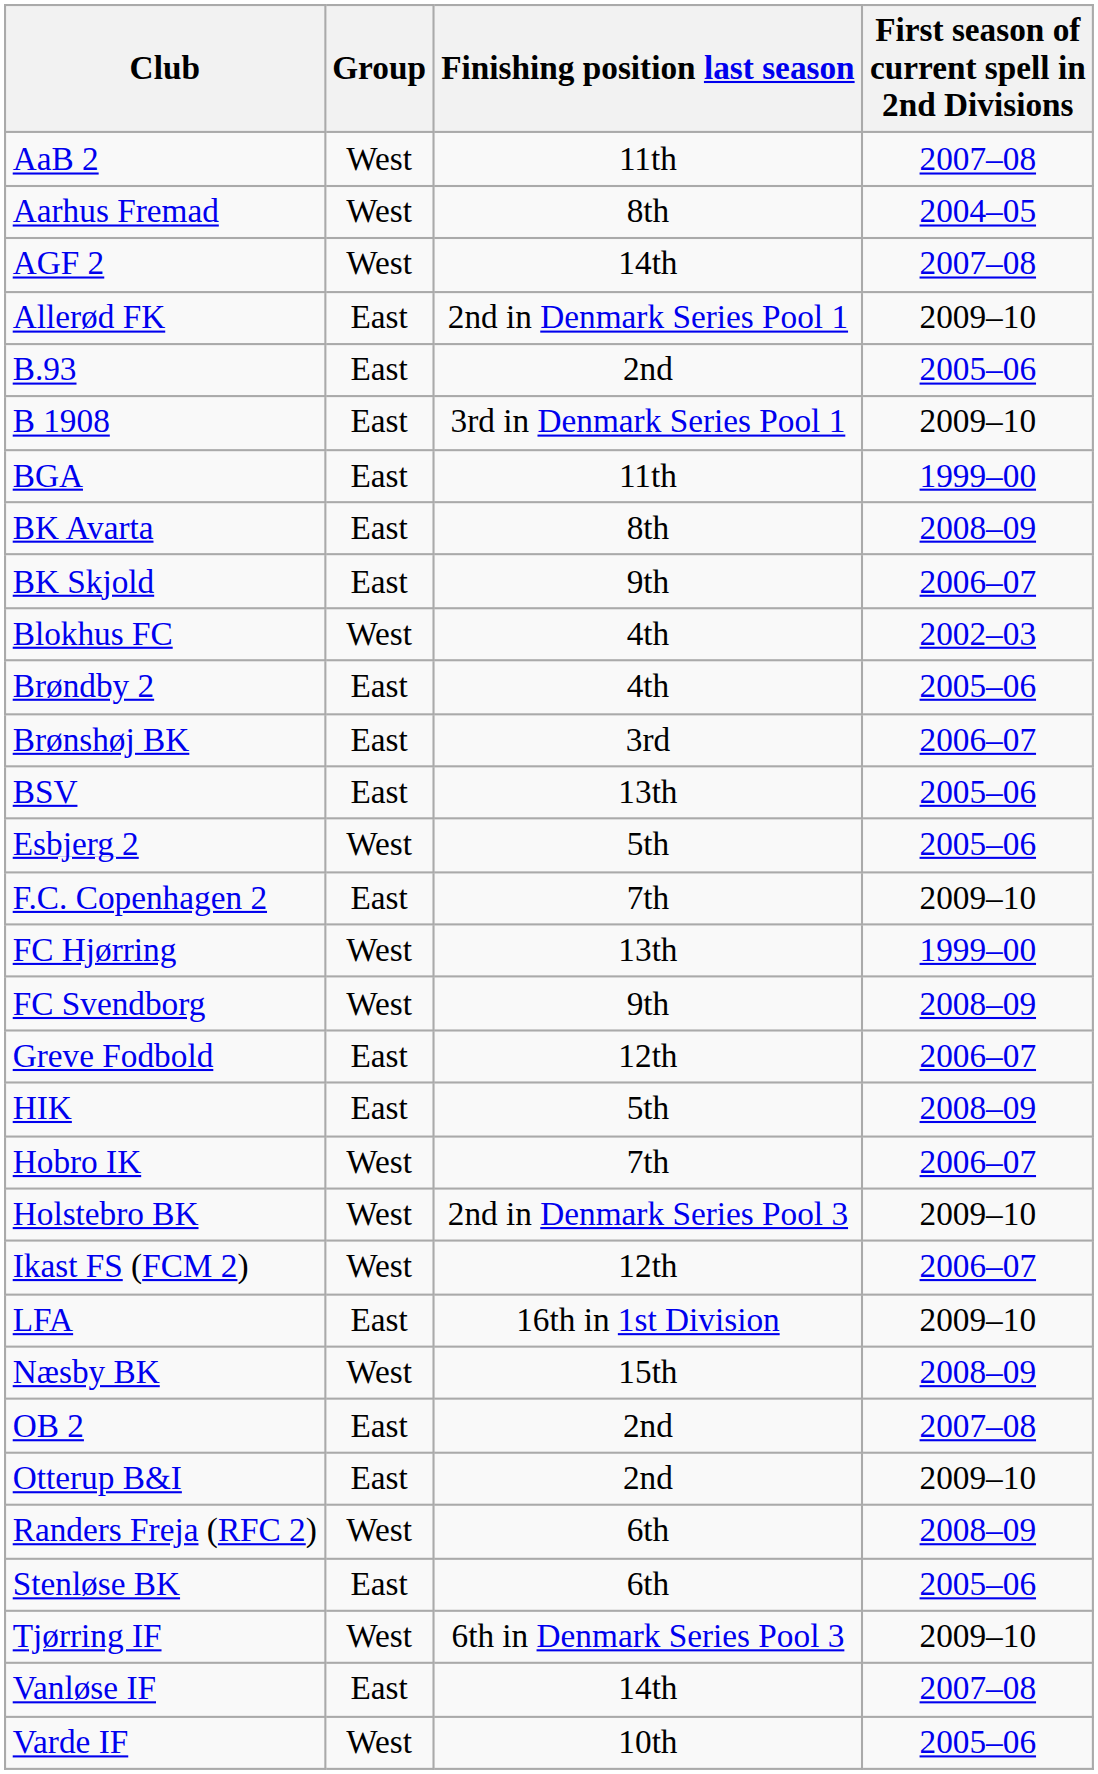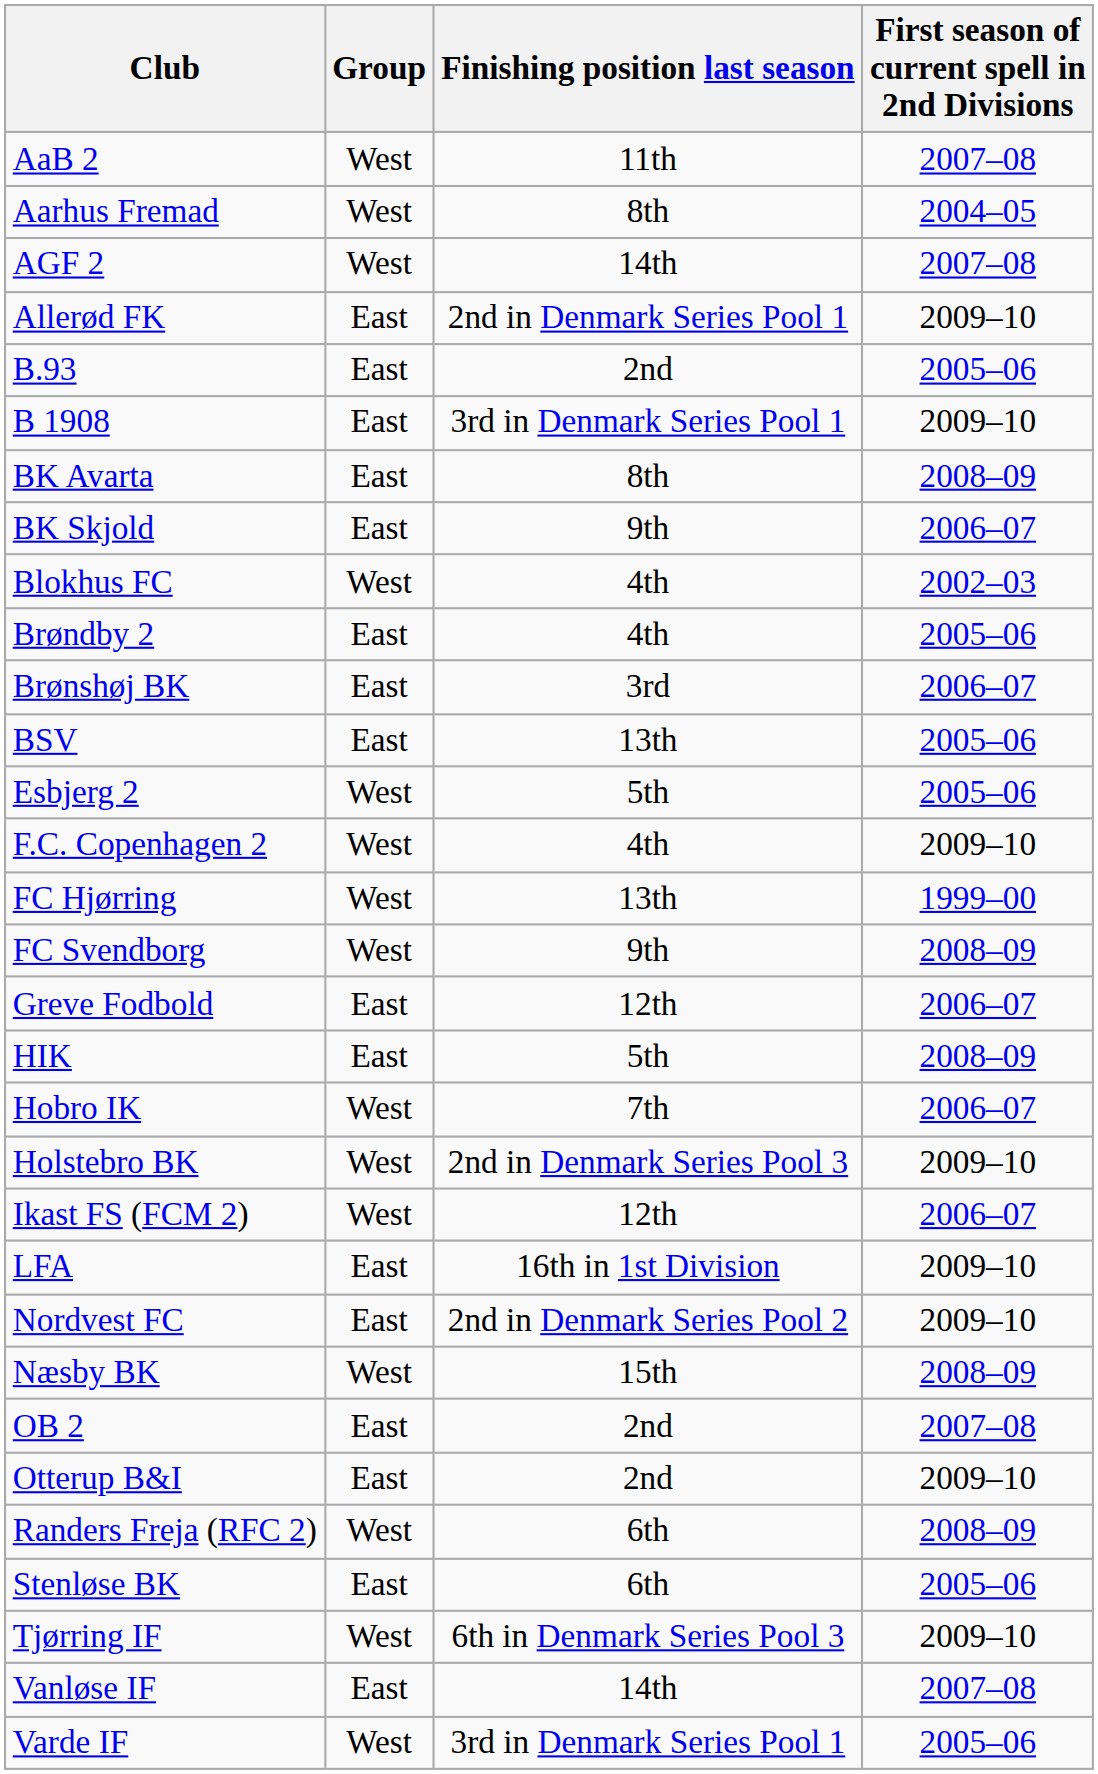- row: (48, 475)
(379, 897) East -> (379, 844) West
(648, 897) 7th -> (648, 844) 4th
+ row: (98, 1319)
(648, 1741) 10th -> (648, 1741) 3rd in Denmark Series Pool 1
